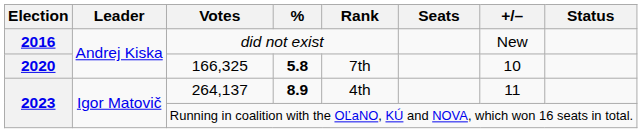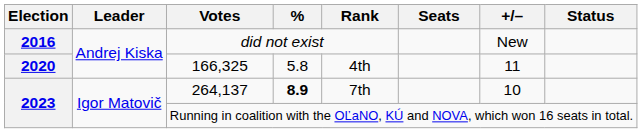(297, 66) bold -> (297, 66) normal
(360, 66) 7th -> (360, 66) 4th
(512, 66) 10 -> (512, 66) 11
(360, 90) 4th -> (360, 90) 7th
(512, 90) 11 -> (512, 90) 10
